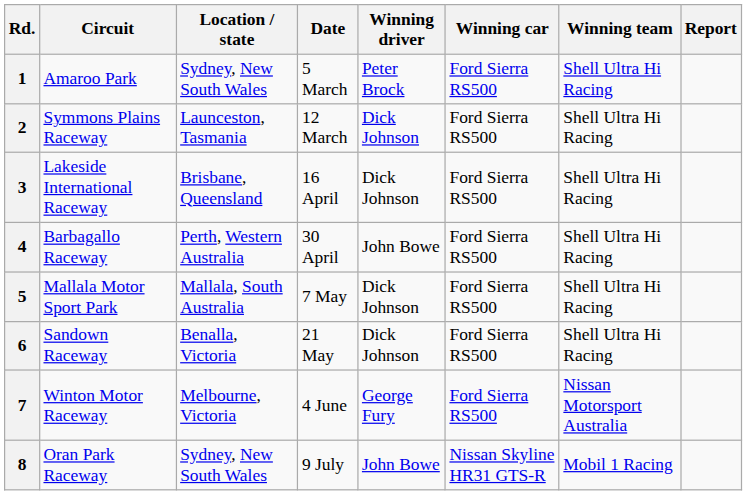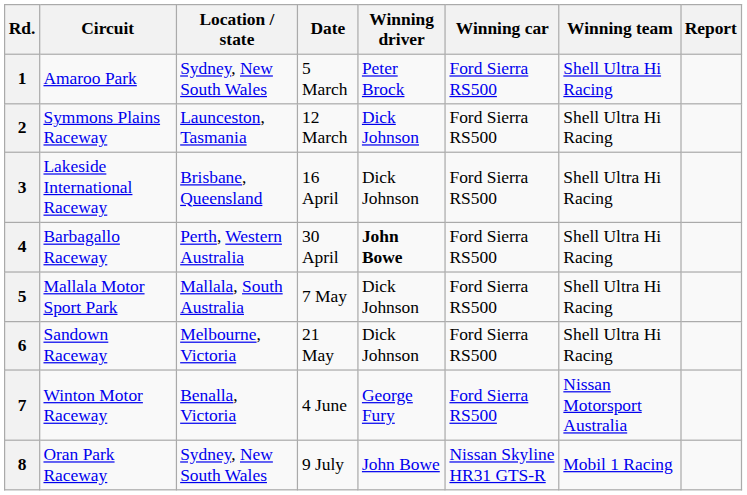(401, 247) normal -> (382, 247) bold
(209, 345) Benalla, Victoria -> (221, 345) Melbourne, Victoria
(221, 405) Melbourne, Victoria -> (209, 405) Benalla, Victoria
